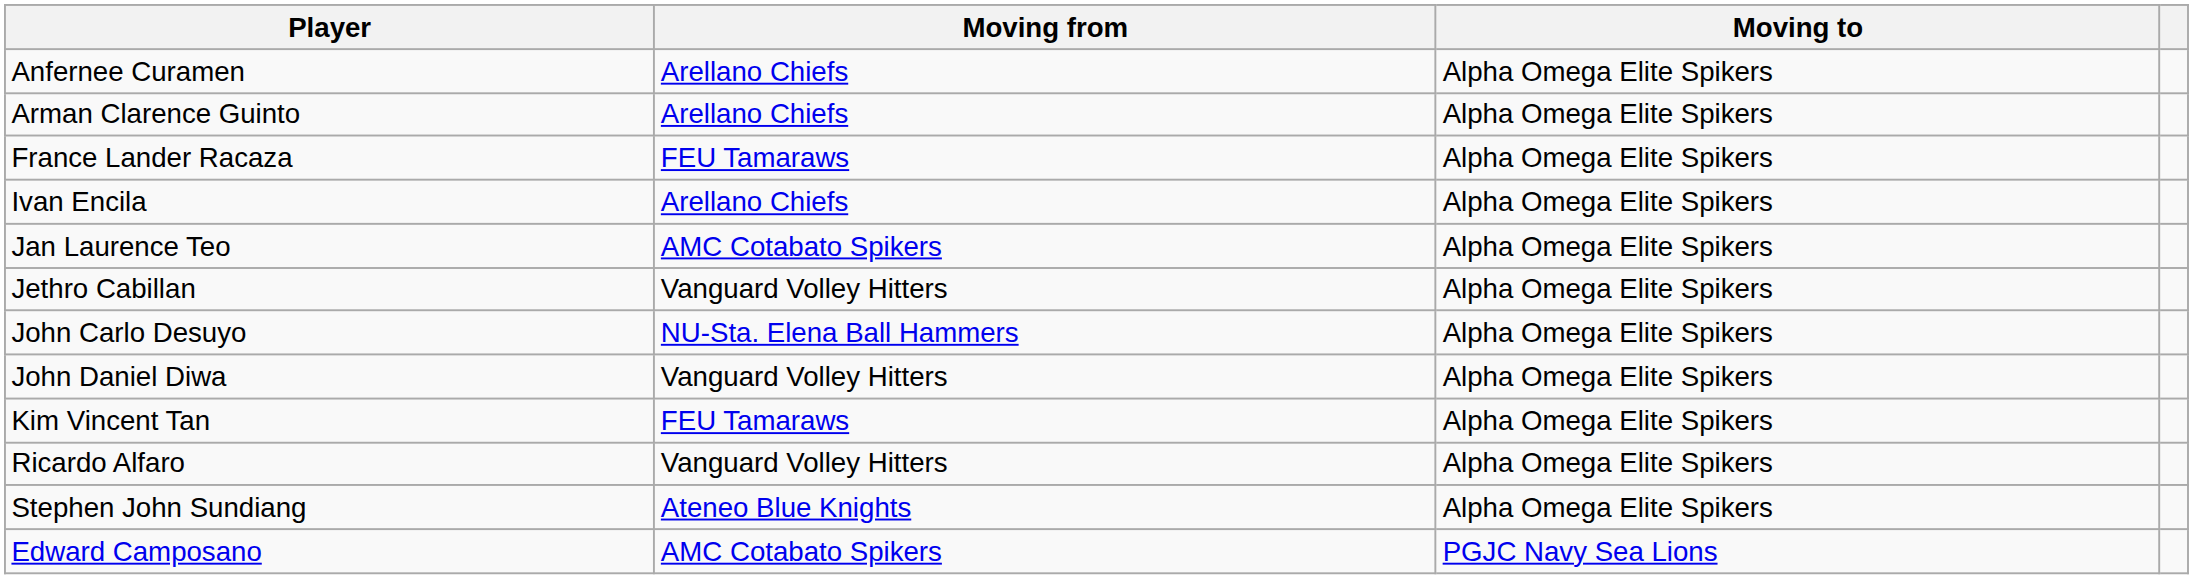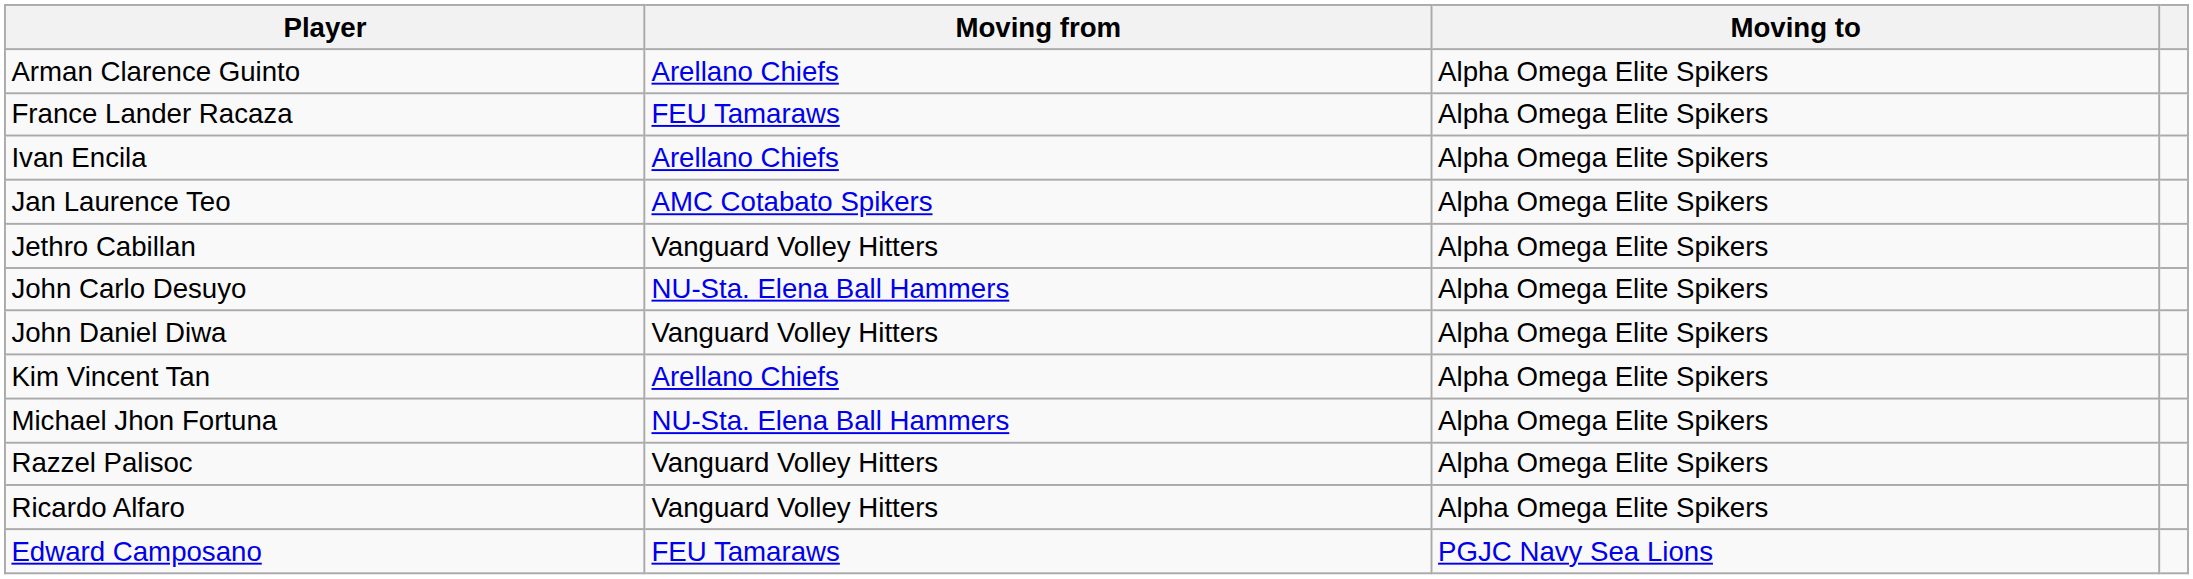- row: (128, 71)
(755, 420) FEU Tamaraws -> (745, 377) Arellano Chiefs
+ row: (144, 420)
+ row: (102, 464)
- row: (159, 508)
(801, 551) AMC Cotabato Spikers -> (746, 551) FEU Tamaraws
